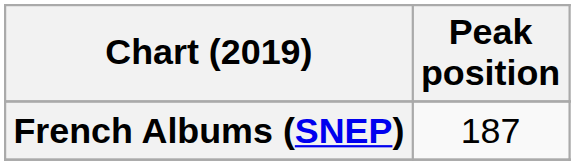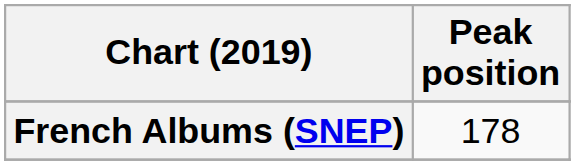(491, 130) 187 -> (491, 130) 178
